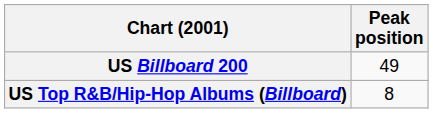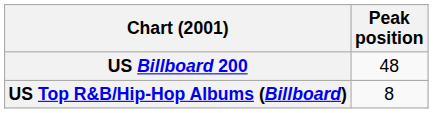(389, 66) 49 -> (389, 66) 48
